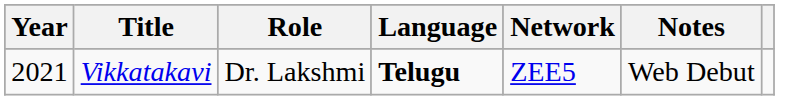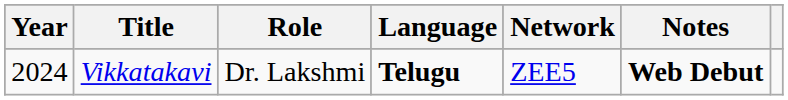(40, 71) 2021 -> (40, 71) 2024
(691, 71) normal -> (696, 71) bold
